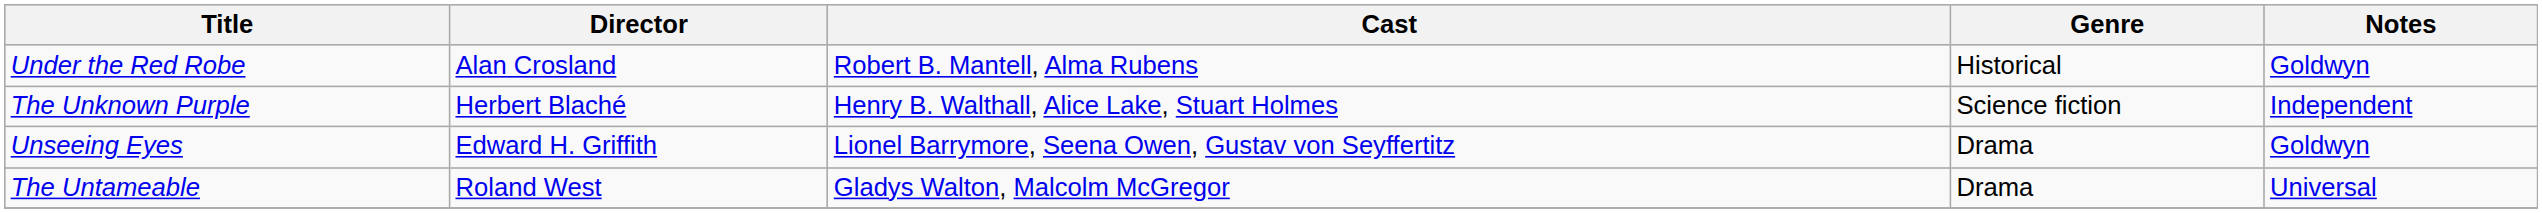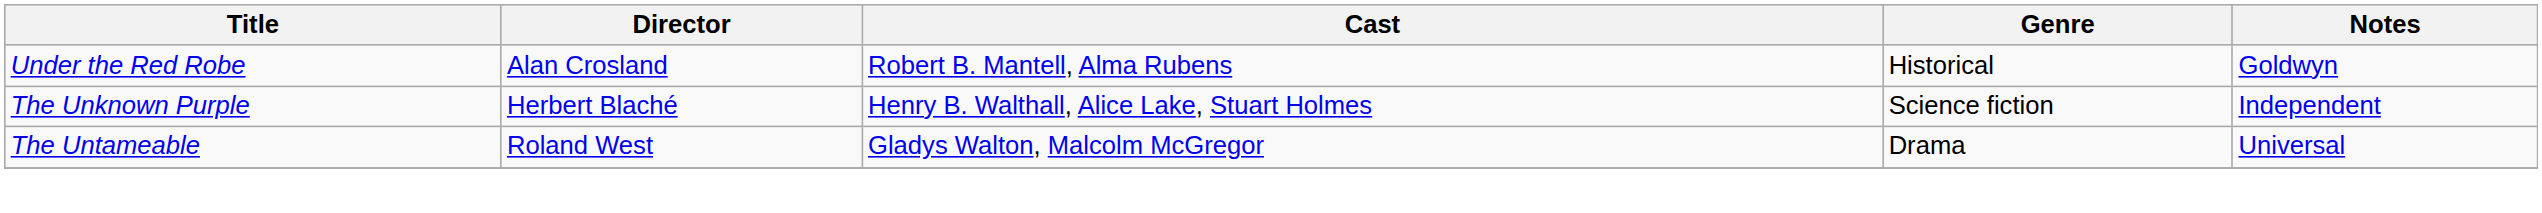- row: (97, 146)
